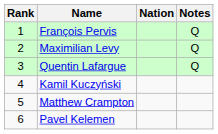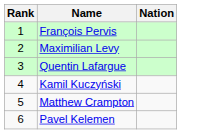- column: (195, 13)
